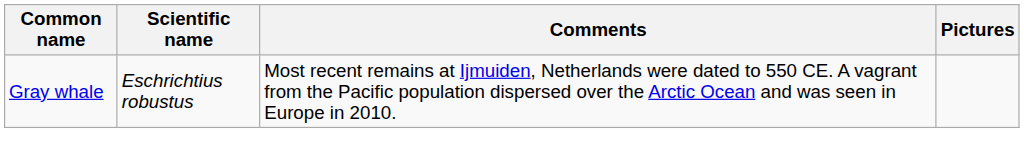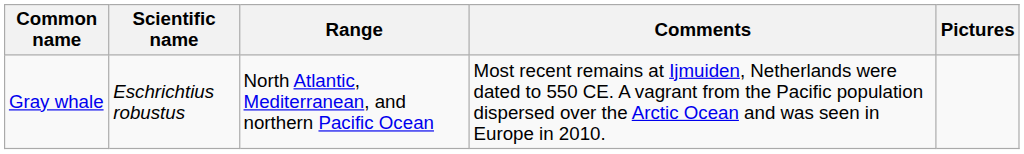+ column: (354, 29)
